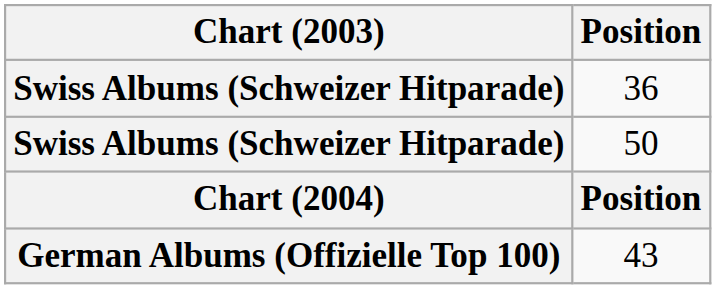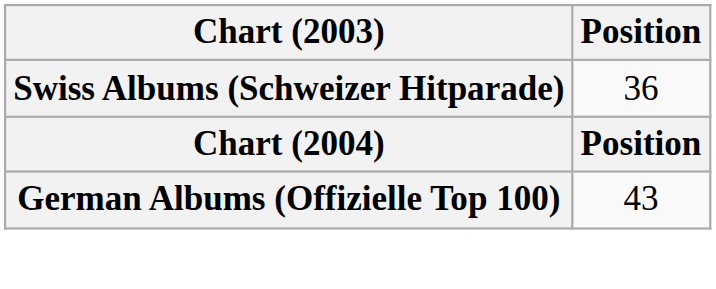- row: (641, 143)
